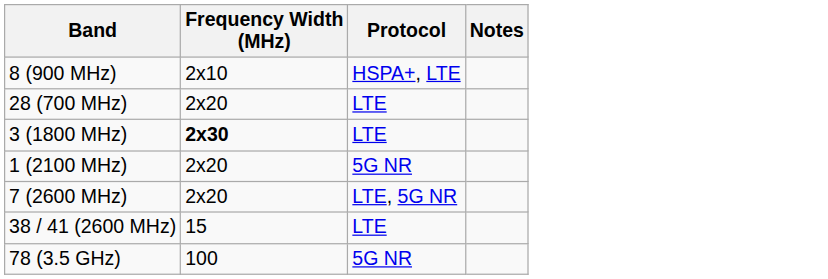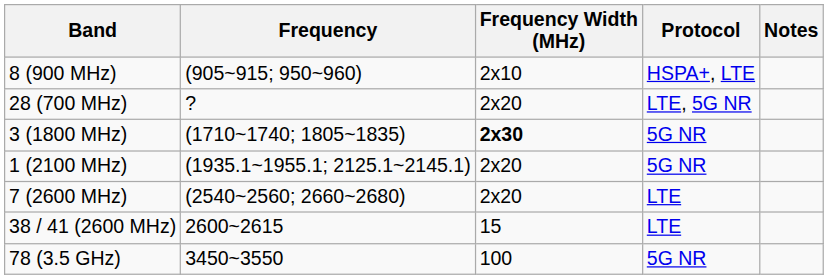+ column: (328, 30)
(370, 103) LTE -> (699, 103) LTE, 5G NR
(370, 134) LTE -> (677, 134) 5G NR
(405, 196) LTE, 5G NR -> (664, 196) LTE
